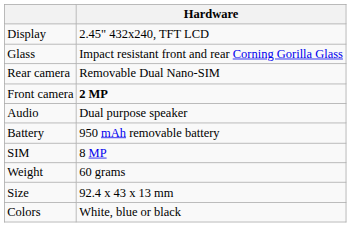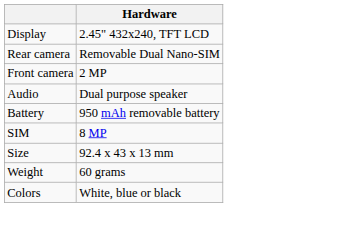- row: (21, 53)
(94, 93) bold -> (93, 73) normal
rows swapped: (18, 192) <-> (25, 172)
